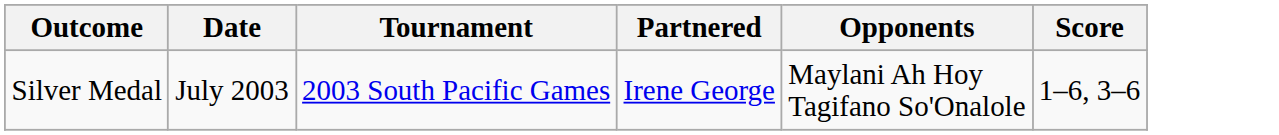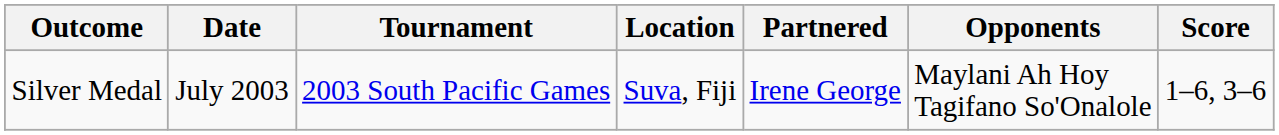+ column: (680, 27)
